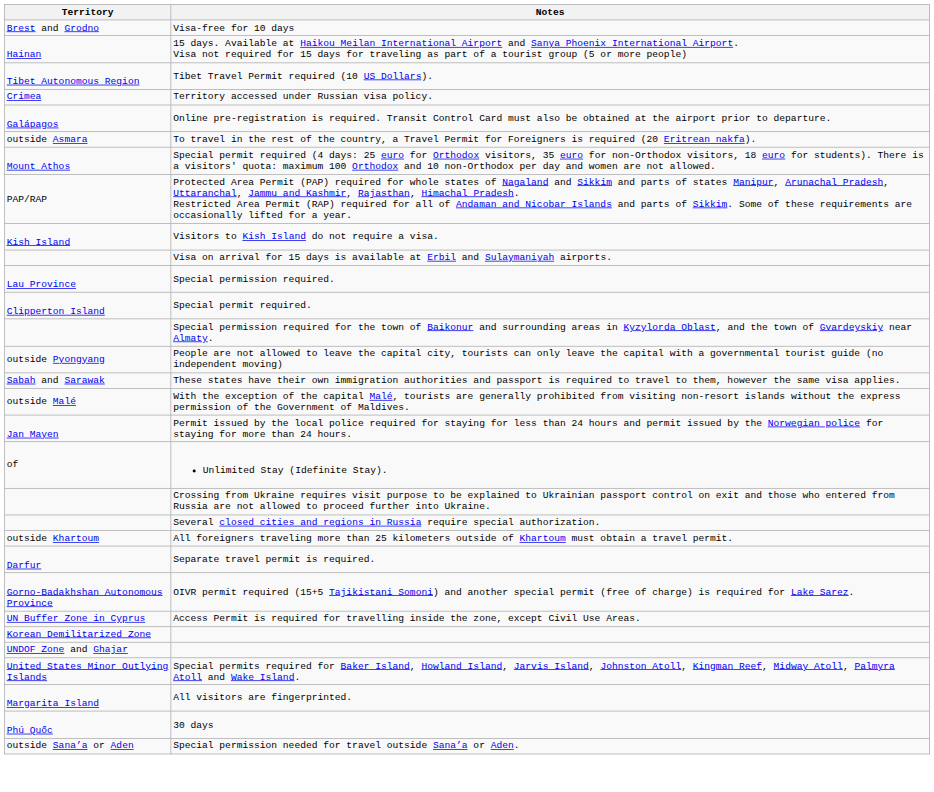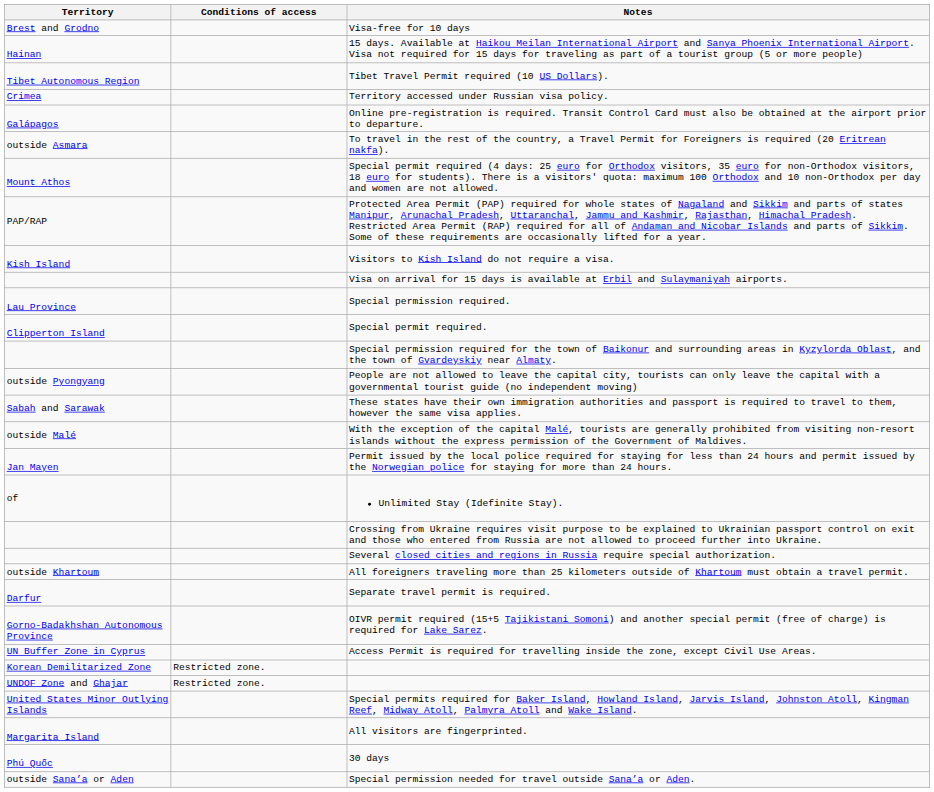+ column: (259, 12)
